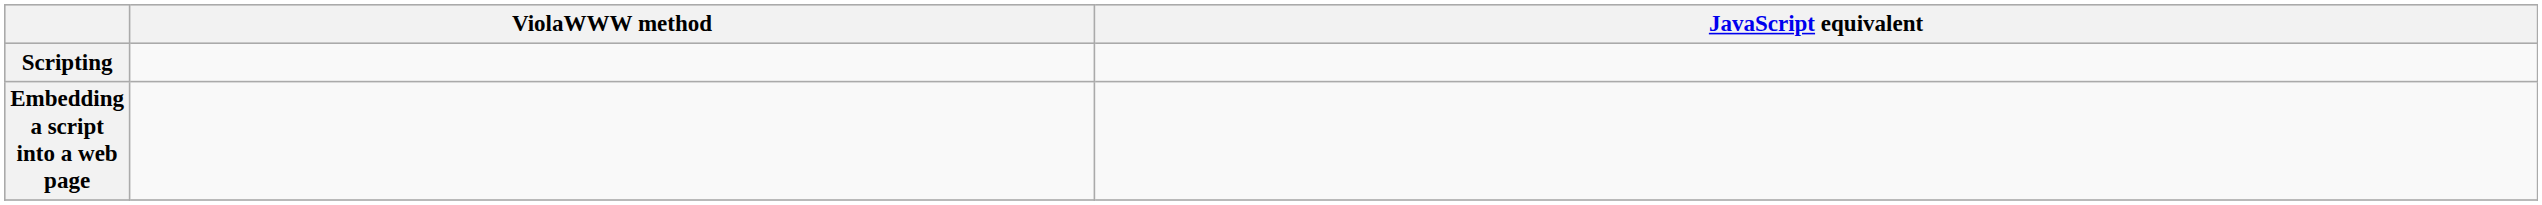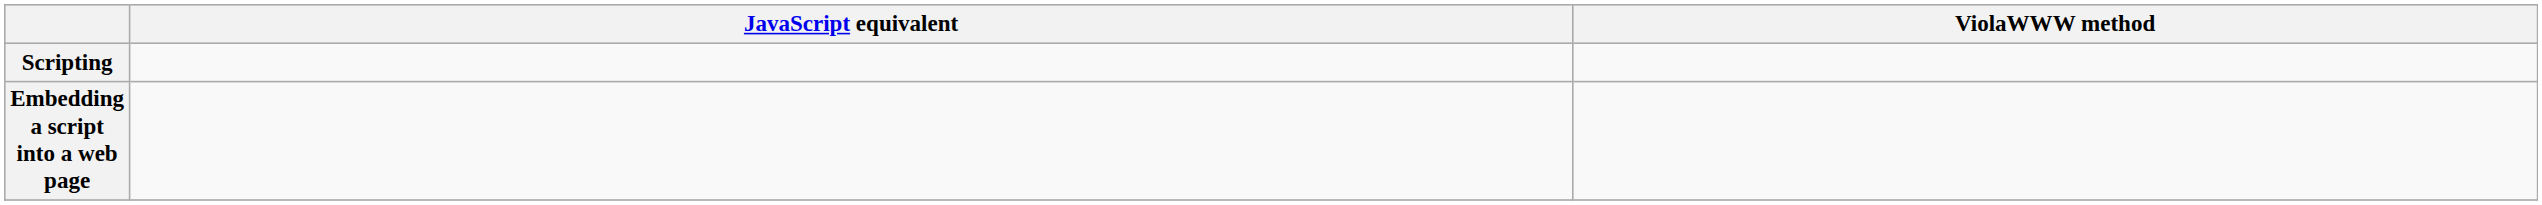columns swapped: (612, 23) <-> (1816, 23)
